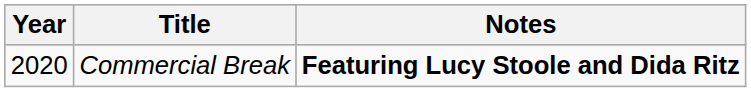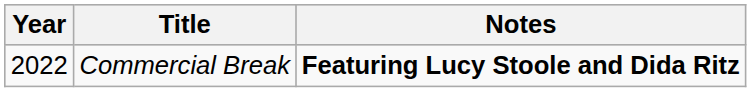(39, 65) 2020 -> (39, 65) 2022
